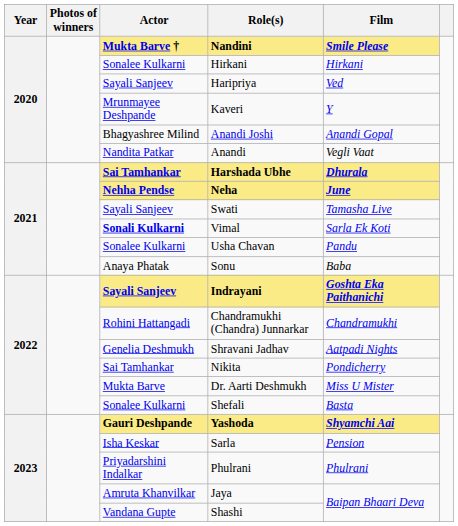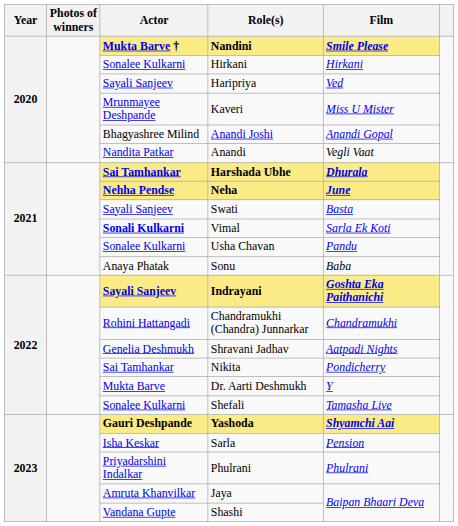(329, 108) Y -> (360, 108) Miss U Mister
(359, 209) Tamasha Live -> (340, 209) Basta
(360, 386) Miss U Mister -> (329, 386) Y
(340, 405) Basta -> (359, 405) Tamasha Live
